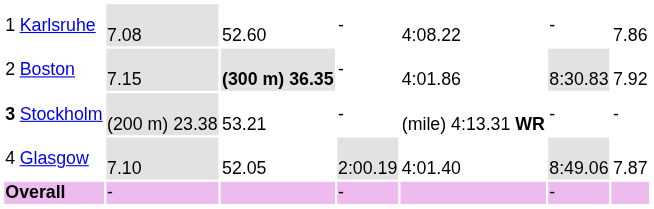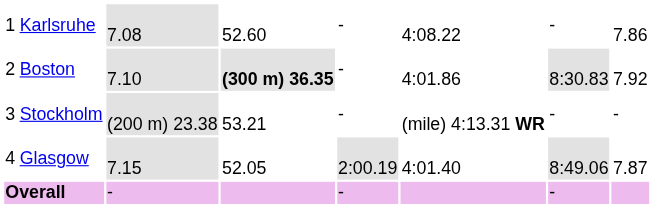(124, 79) 7.15 -> (124, 79) 7.10
(10, 114) bold -> (10, 114) normal
(124, 168) 7.10 -> (124, 168) 7.15
